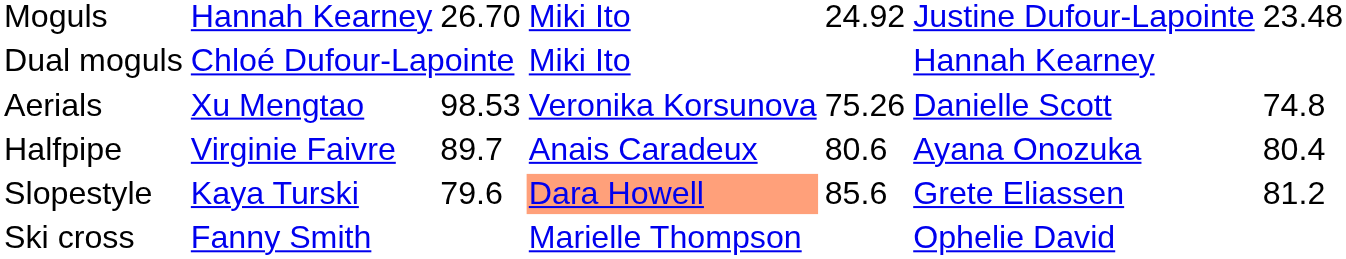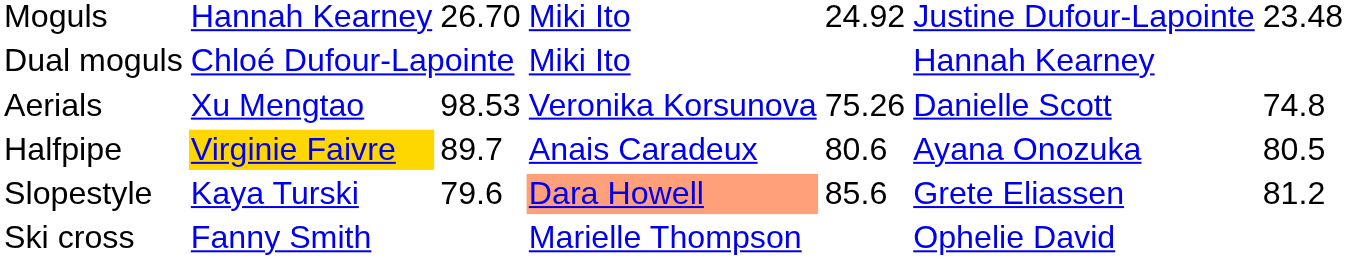(293, 149) no background -> (293, 149) gold background
(1294, 149) 80.4 -> (1294, 149) 80.5
